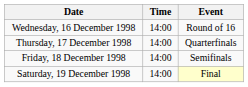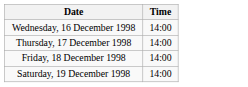- column: (211, 12)
